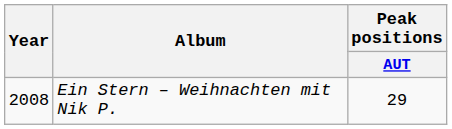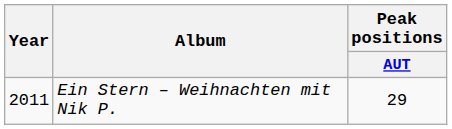(29, 101) 2008 -> (29, 101) 2011
